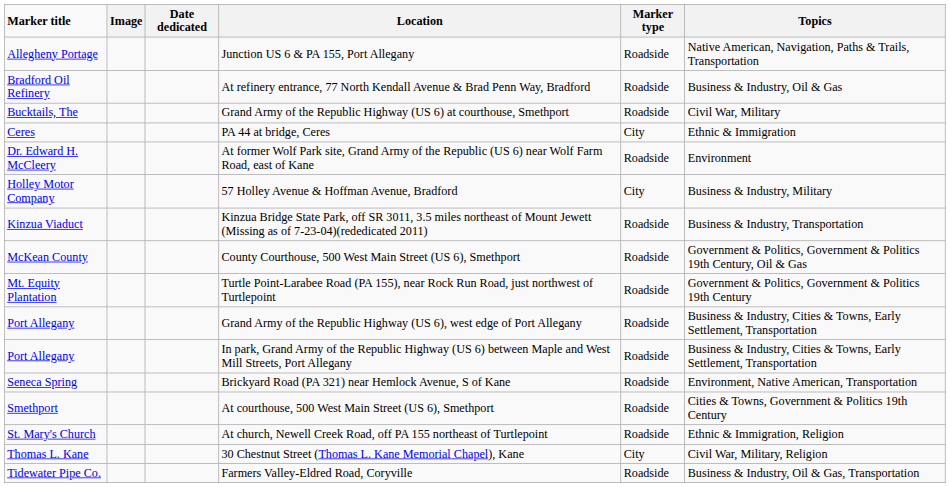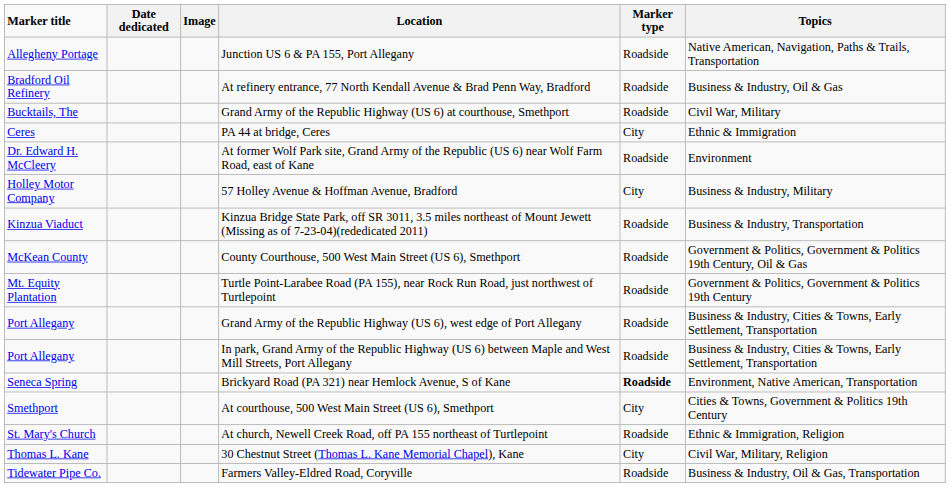columns swapped: (126, 20) <-> (182, 20)
(646, 382) normal -> (647, 382) bold
(646, 408) Roadside -> (634, 408) City
